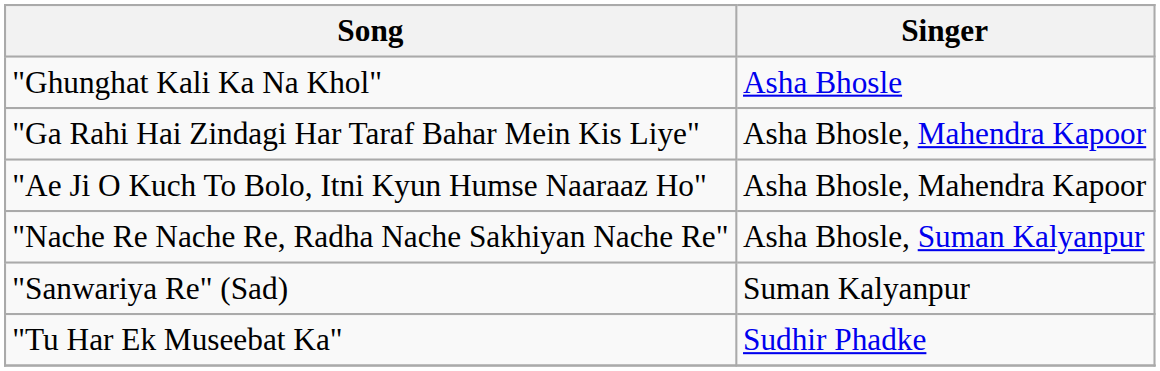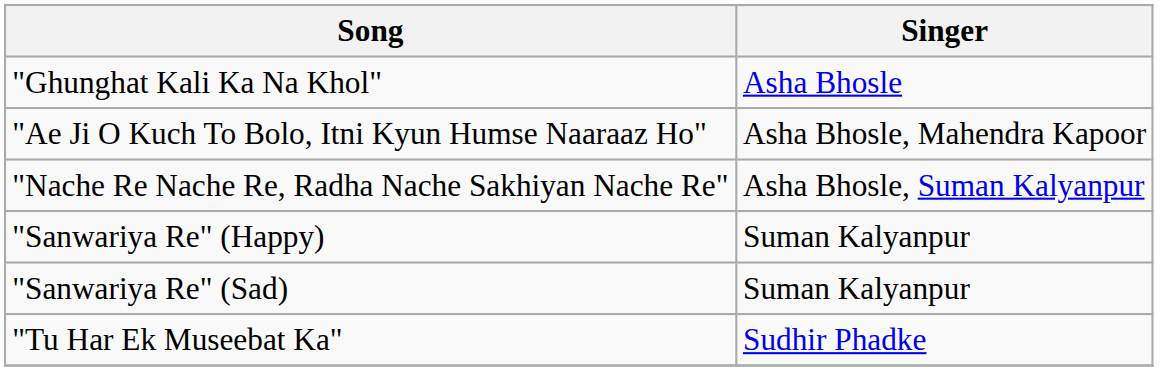- row: (356, 133)
+ row: (168, 237)
